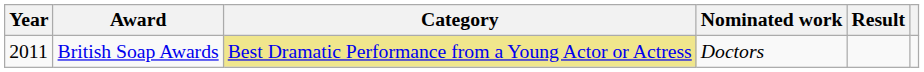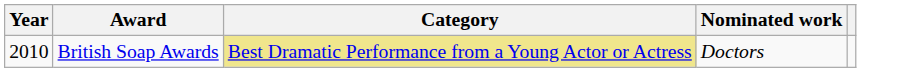- column: (878, 20)
(28, 51) 2011 -> (29, 51) 2010
